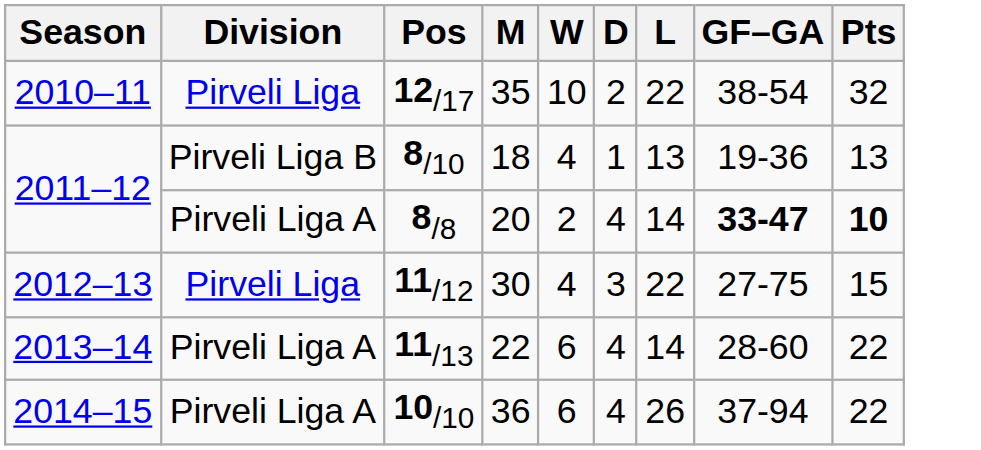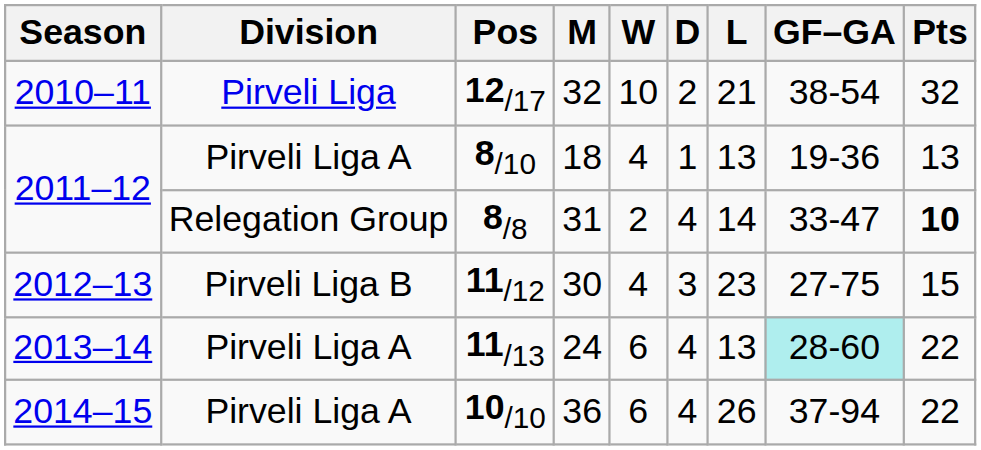(511, 92) 35 -> (582, 92) 32
(665, 92) 22 -> (737, 92) 21
(273, 156) Pirveli Liga B -> (309, 156) Pirveli Liga A
(273, 220) Pirveli Liga A -> (309, 220) Relegation Group
(511, 220) 20 -> (582, 220) 31
(763, 220) bold -> (834, 220) normal
(273, 284) Pirveli Liga -> (309, 284) Pirveli Liga B
(665, 284) 22 -> (737, 284) 23
(511, 347) 22 -> (582, 347) 24
(665, 347) 14 -> (737, 347) 13
(763, 347) no background -> (834, 347) paleturquoise background
